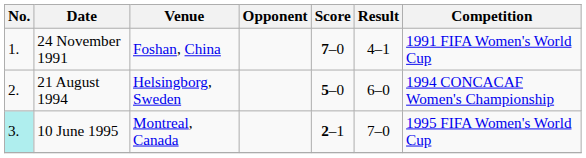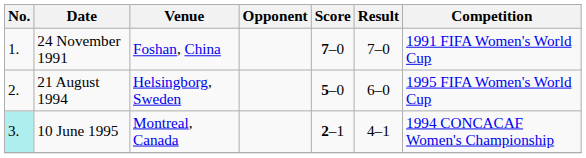(378, 49) 4–1 -> (378, 49) 7–0
(480, 90) 1994 CONCACAF Women's Championship -> (489, 90) 1995 FIFA Women's World Cup
(378, 131) 7–0 -> (378, 131) 4–1
(489, 131) 1995 FIFA Women's World Cup -> (480, 131) 1994 CONCACAF Women's Championship
